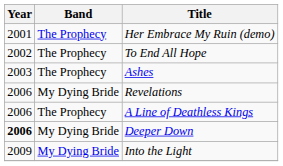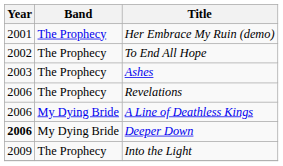(78, 92) My Dying Bride -> (72, 92) The Prophecy
(72, 111) The Prophecy -> (78, 111) My Dying Bride
(78, 151) My Dying Bride -> (72, 151) The Prophecy
